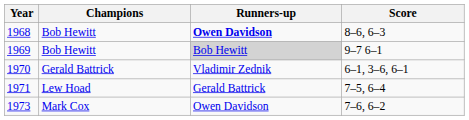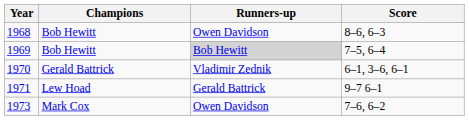(232, 32) bold -> (231, 32) normal
(363, 50) 9–7 6–1 -> (365, 50) 7–5, 6–4
(365, 87) 7–5, 6–4 -> (363, 87) 9–7 6–1
